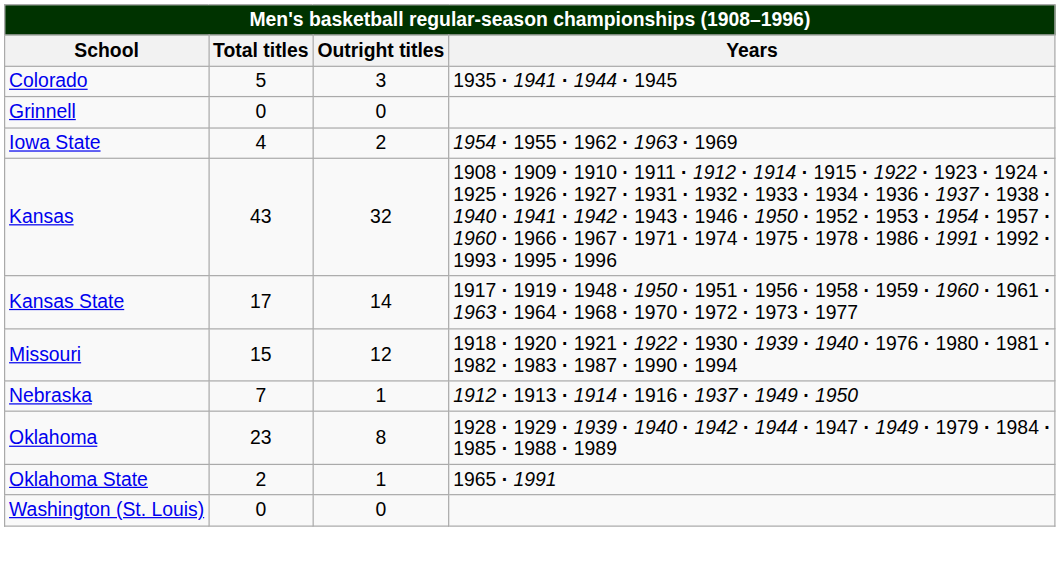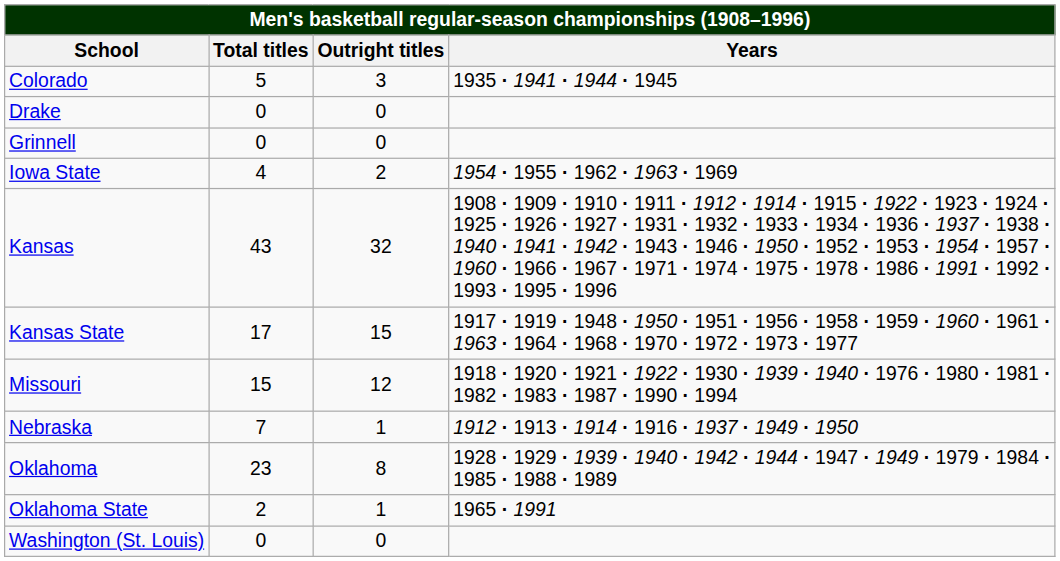+ row: (35, 111)
(381, 302) 14 -> (381, 332) 15
